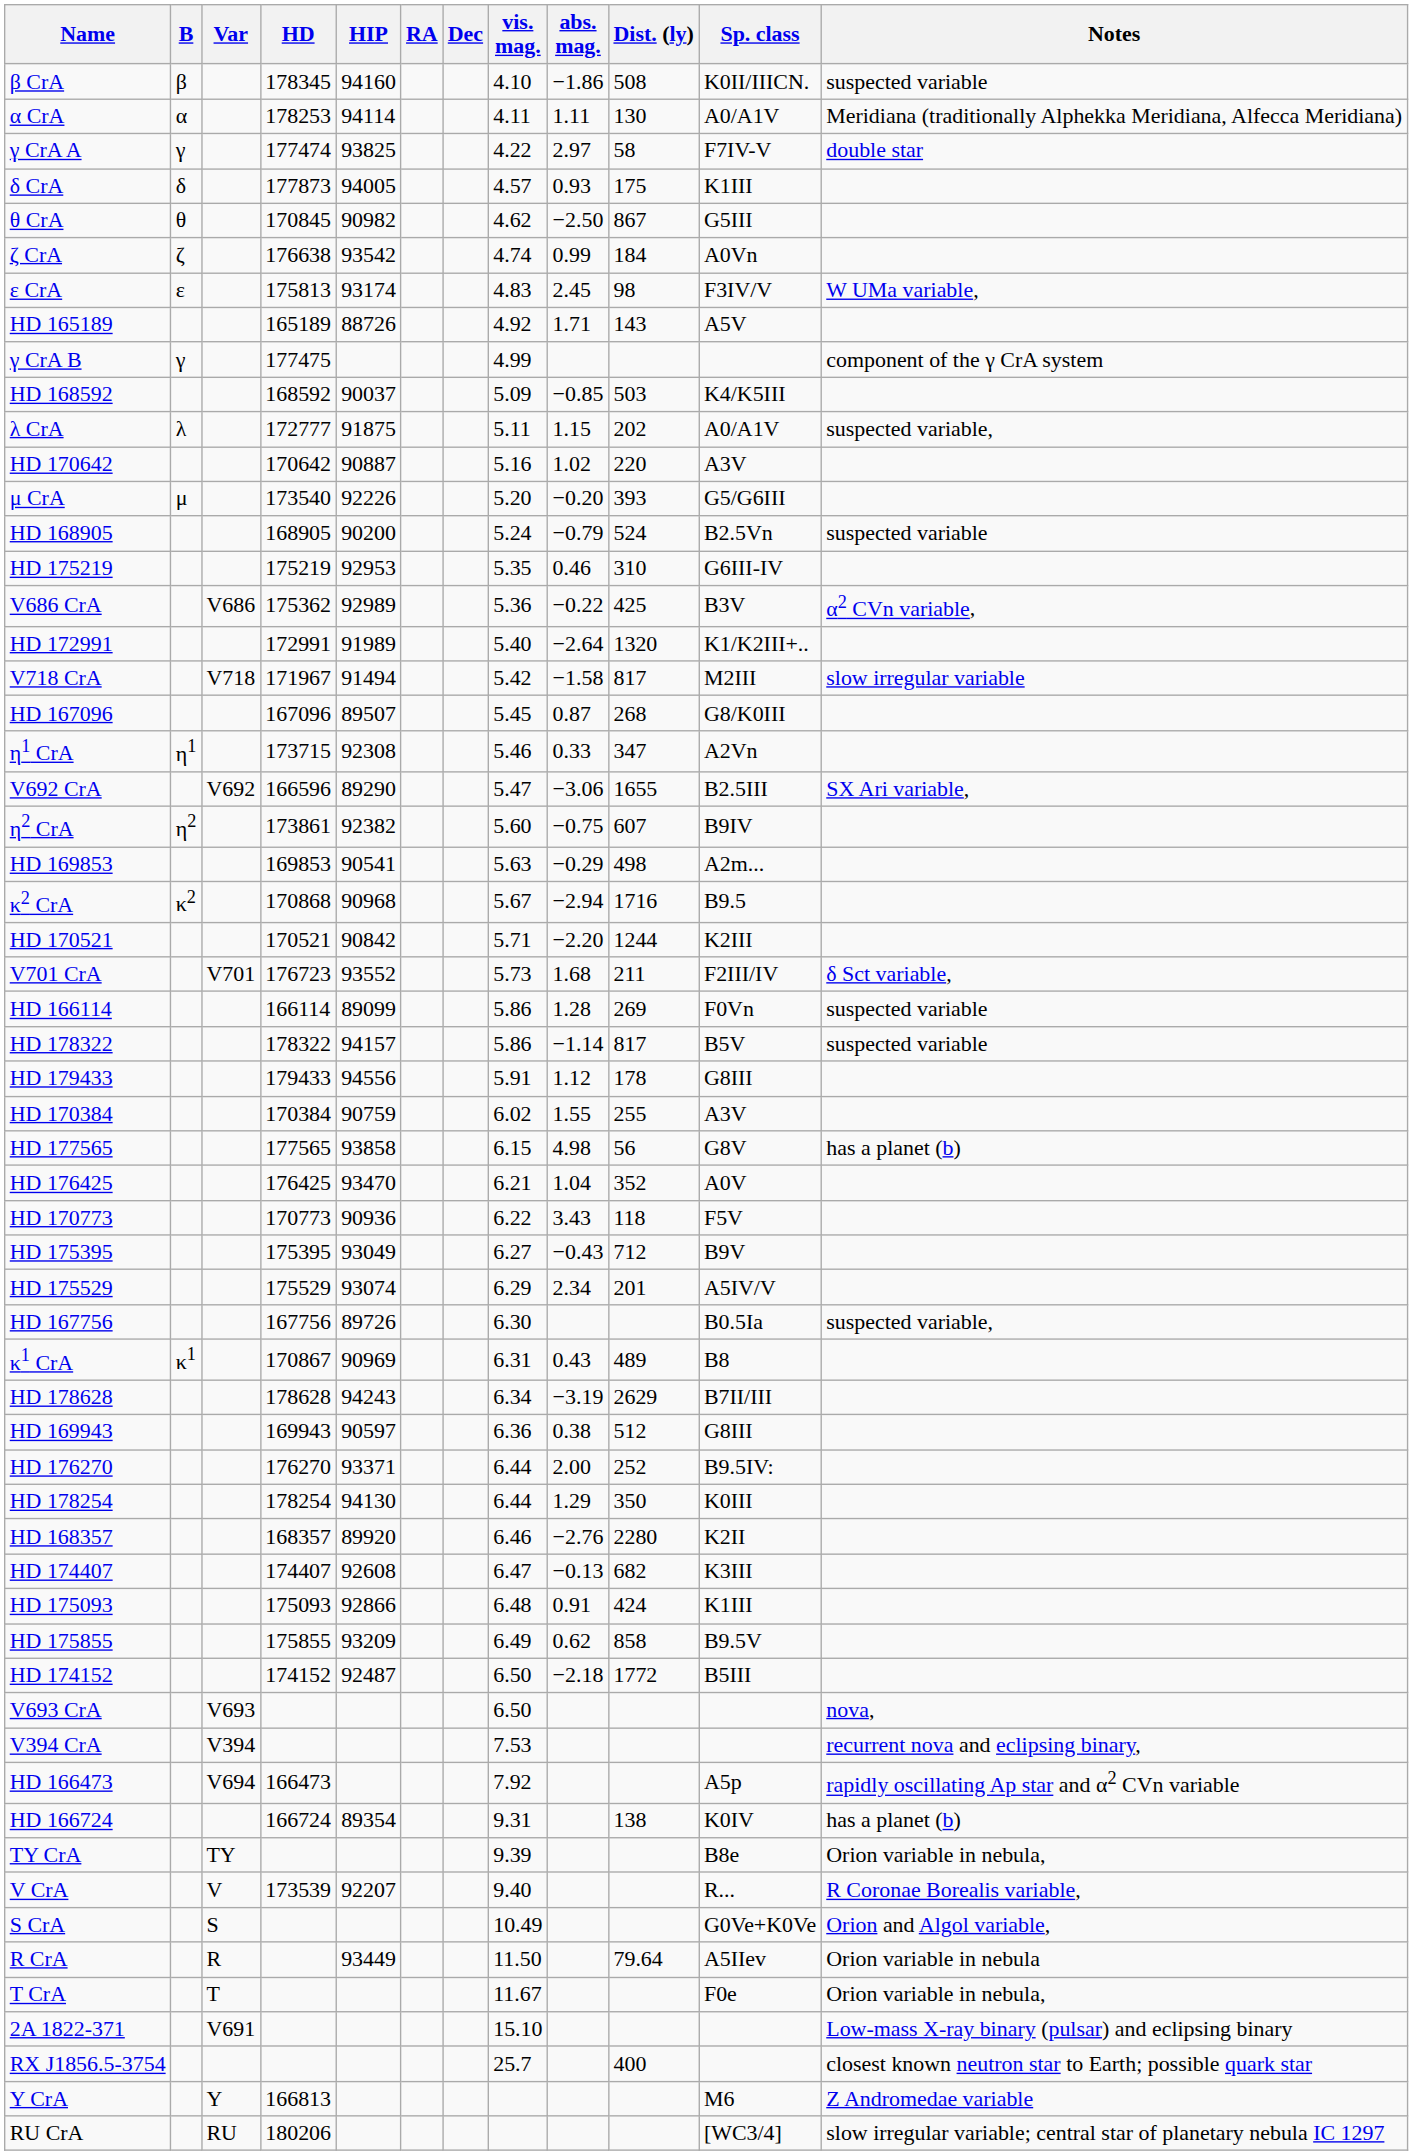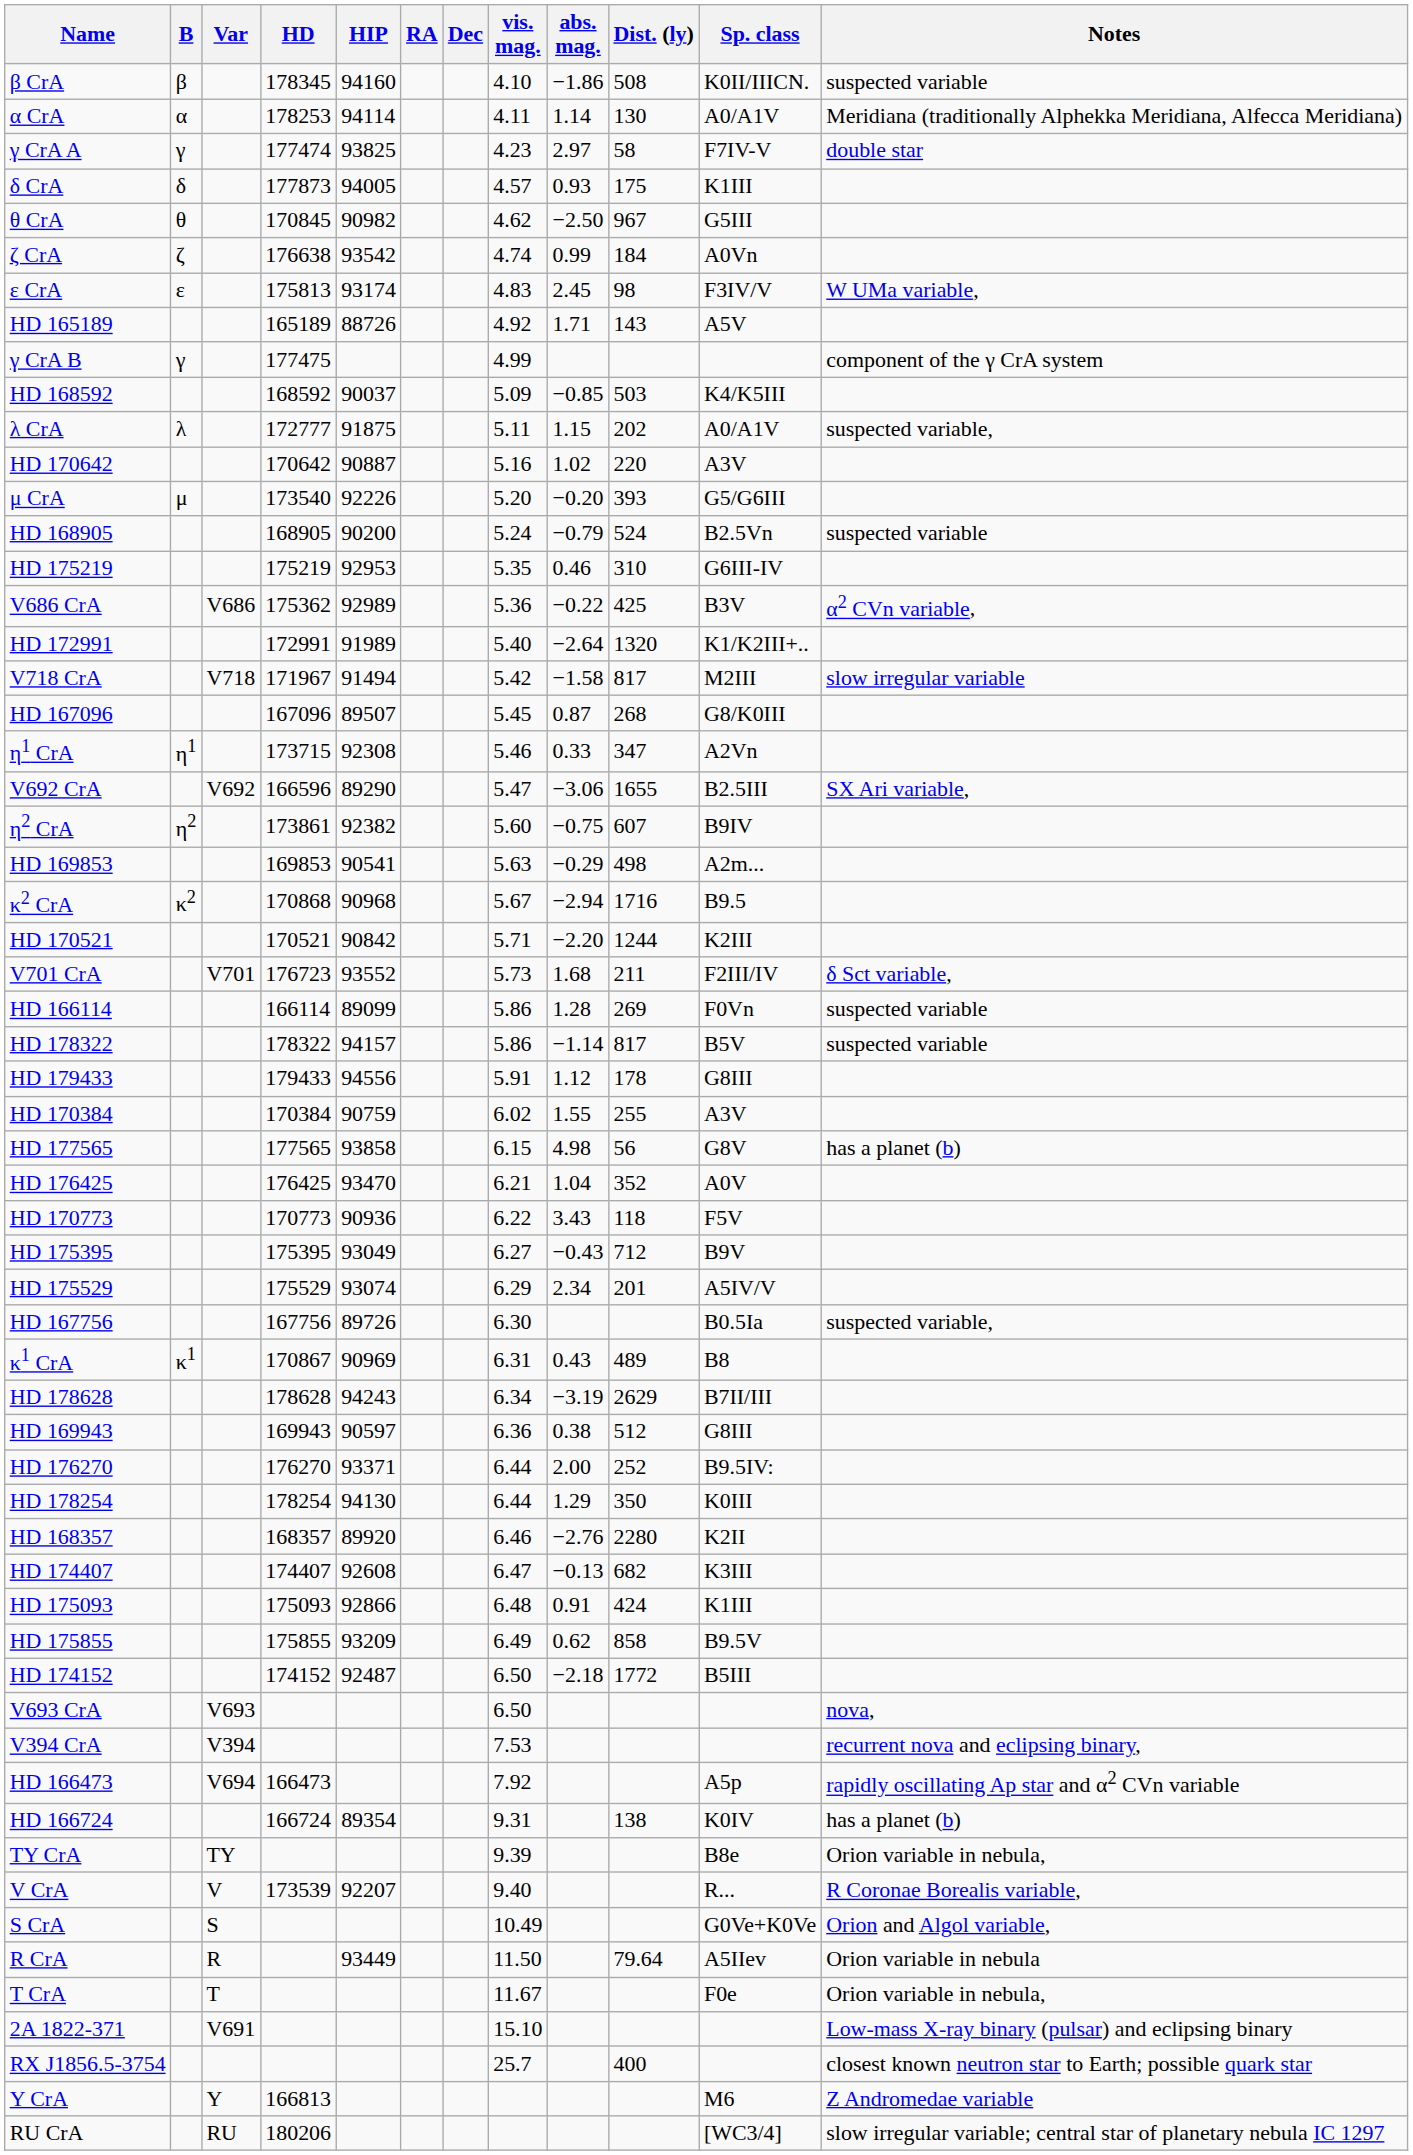(571, 116) 1.11 -> (572, 116) 1.14
(512, 150) 4.22 -> (512, 150) 4.23
(630, 220) 867 -> (630, 220) 967
